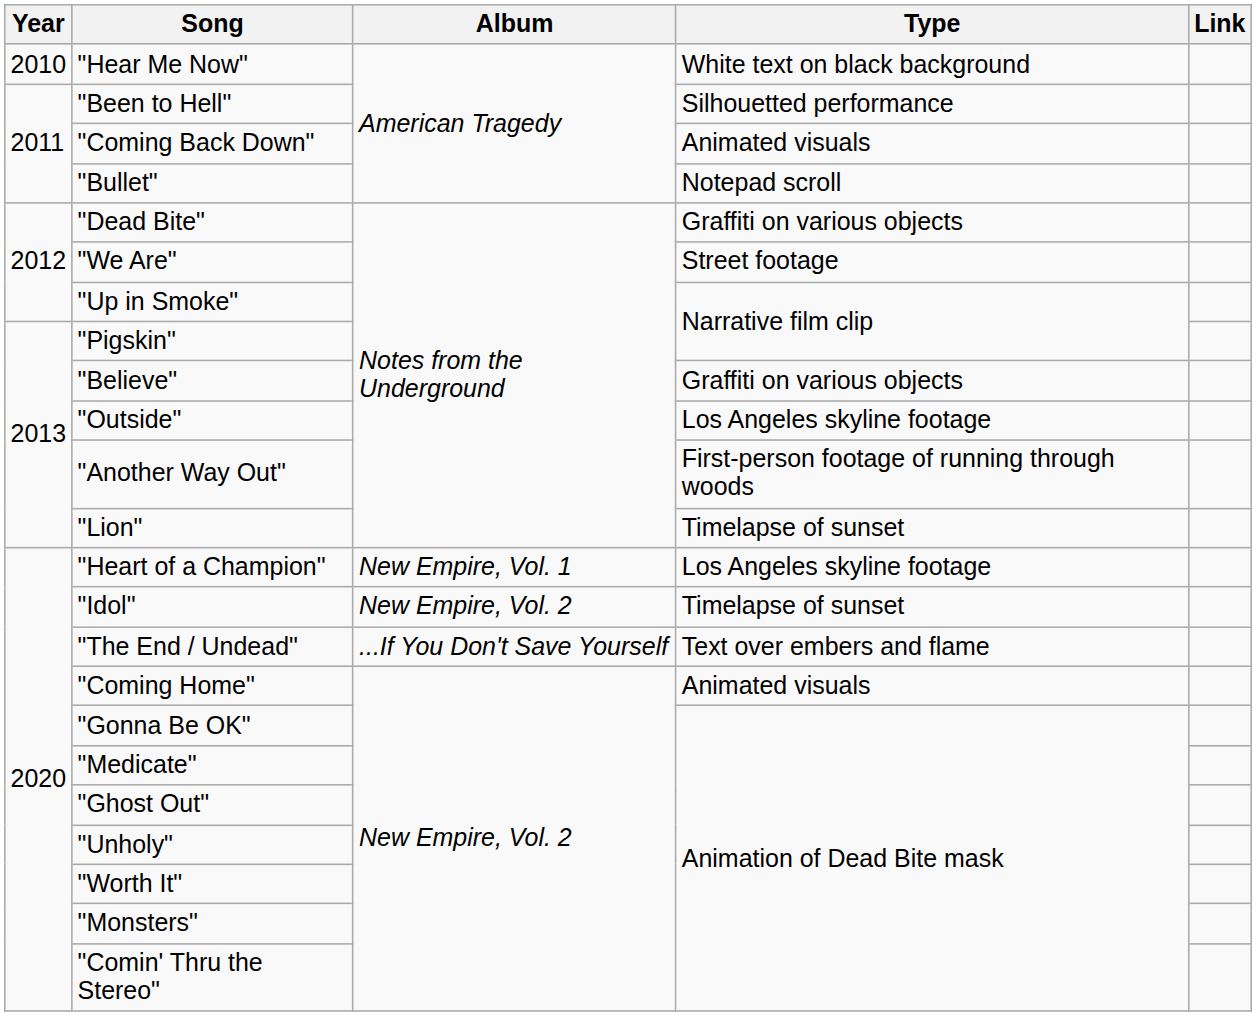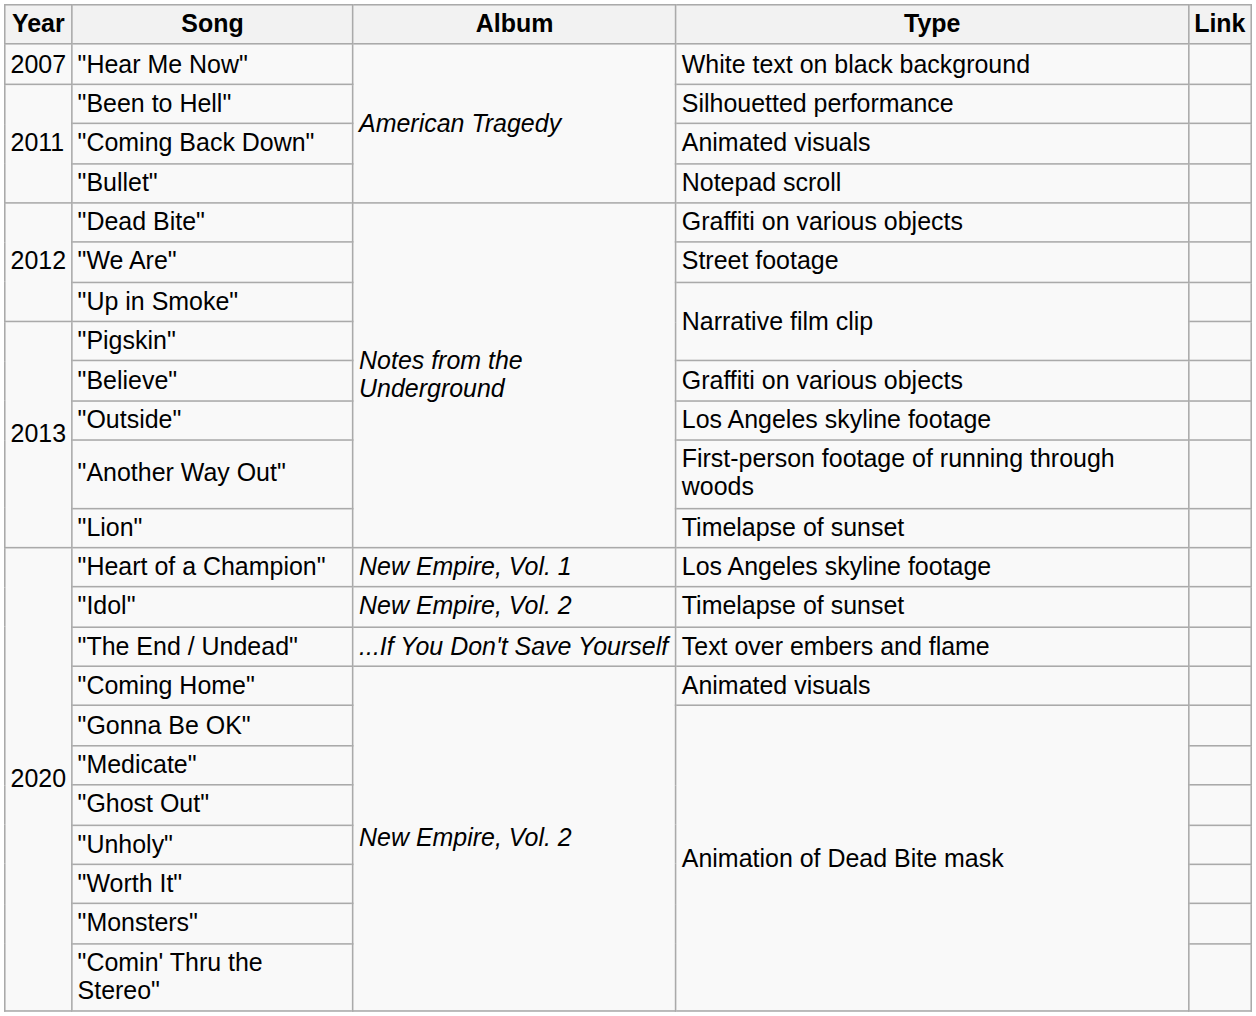(38, 63) 2010 -> (38, 63) 2007
